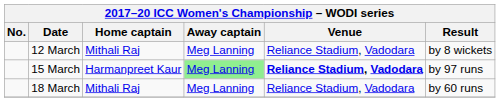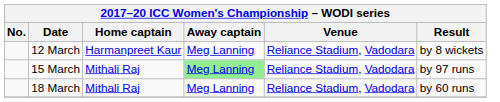(113, 50) Mithali Raj -> (133, 50) Harmanpreet Kaur
(133, 69) Harmanpreet Kaur -> (113, 69) Mithali Raj
(345, 69) bold -> (341, 69) normal
